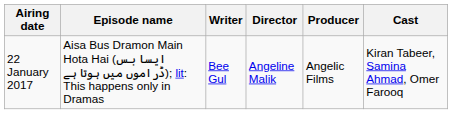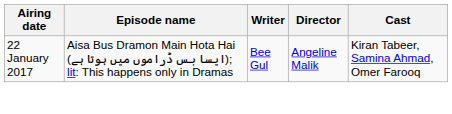- column: (333, 20)
